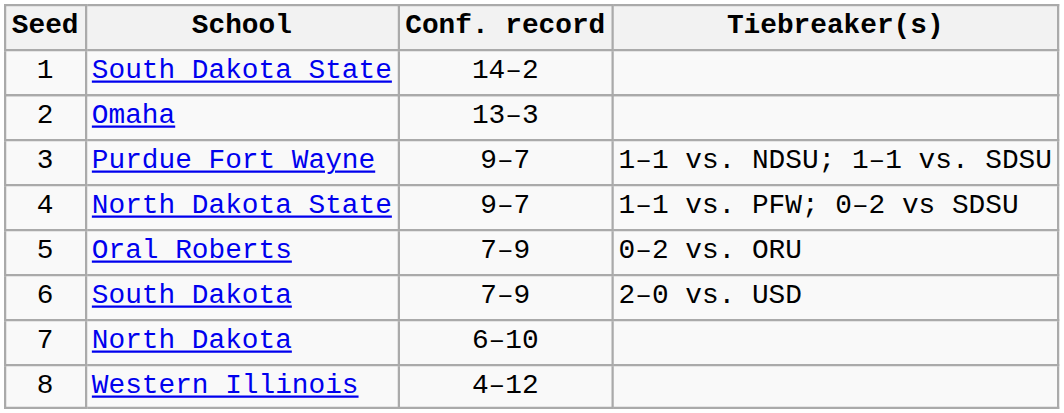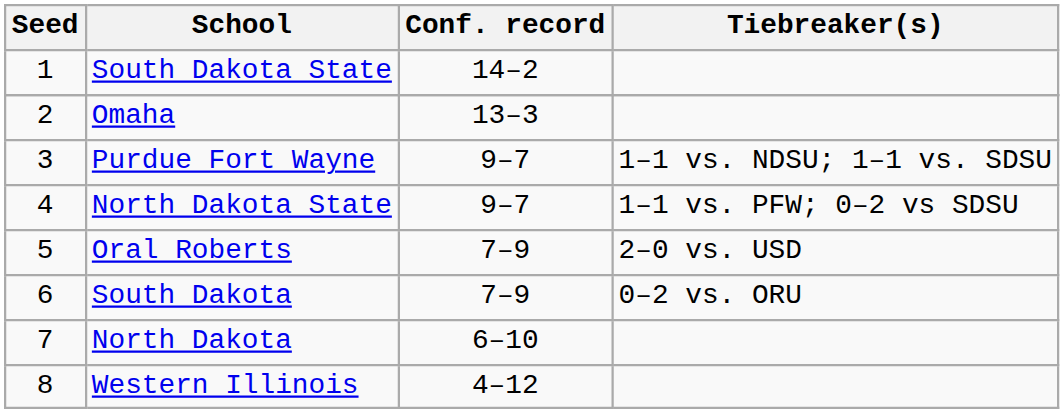(710, 252) 0–2 vs. ORU -> (710, 252) 2–0 vs. USD
(710, 297) 2–0 vs. USD -> (710, 297) 0–2 vs. ORU
